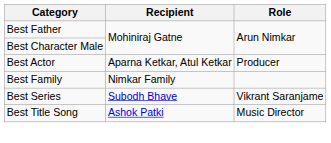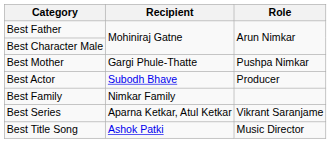+ row: (35, 63)
(170, 63) Aparna Ketkar, Atul Ketkar -> (143, 79) Subodh Bhave
(143, 96) Subodh Bhave -> (170, 113) Aparna Ketkar, Atul Ketkar
